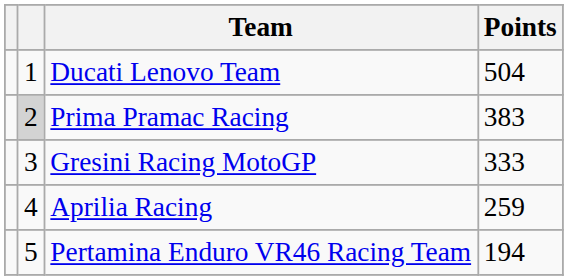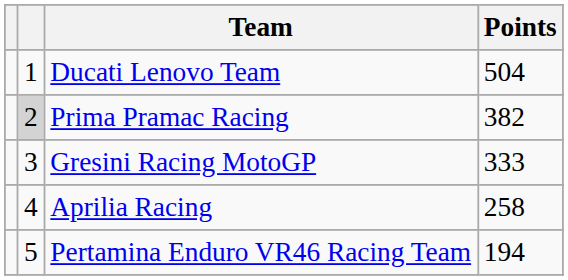(504, 117) 383 -> (504, 117) 382
(504, 207) 259 -> (504, 207) 258
